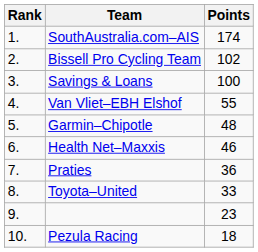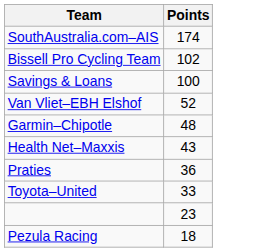- column: (25, 15)
(229, 103) 55 -> (188, 103) 52
(229, 147) 46 -> (188, 147) 43
